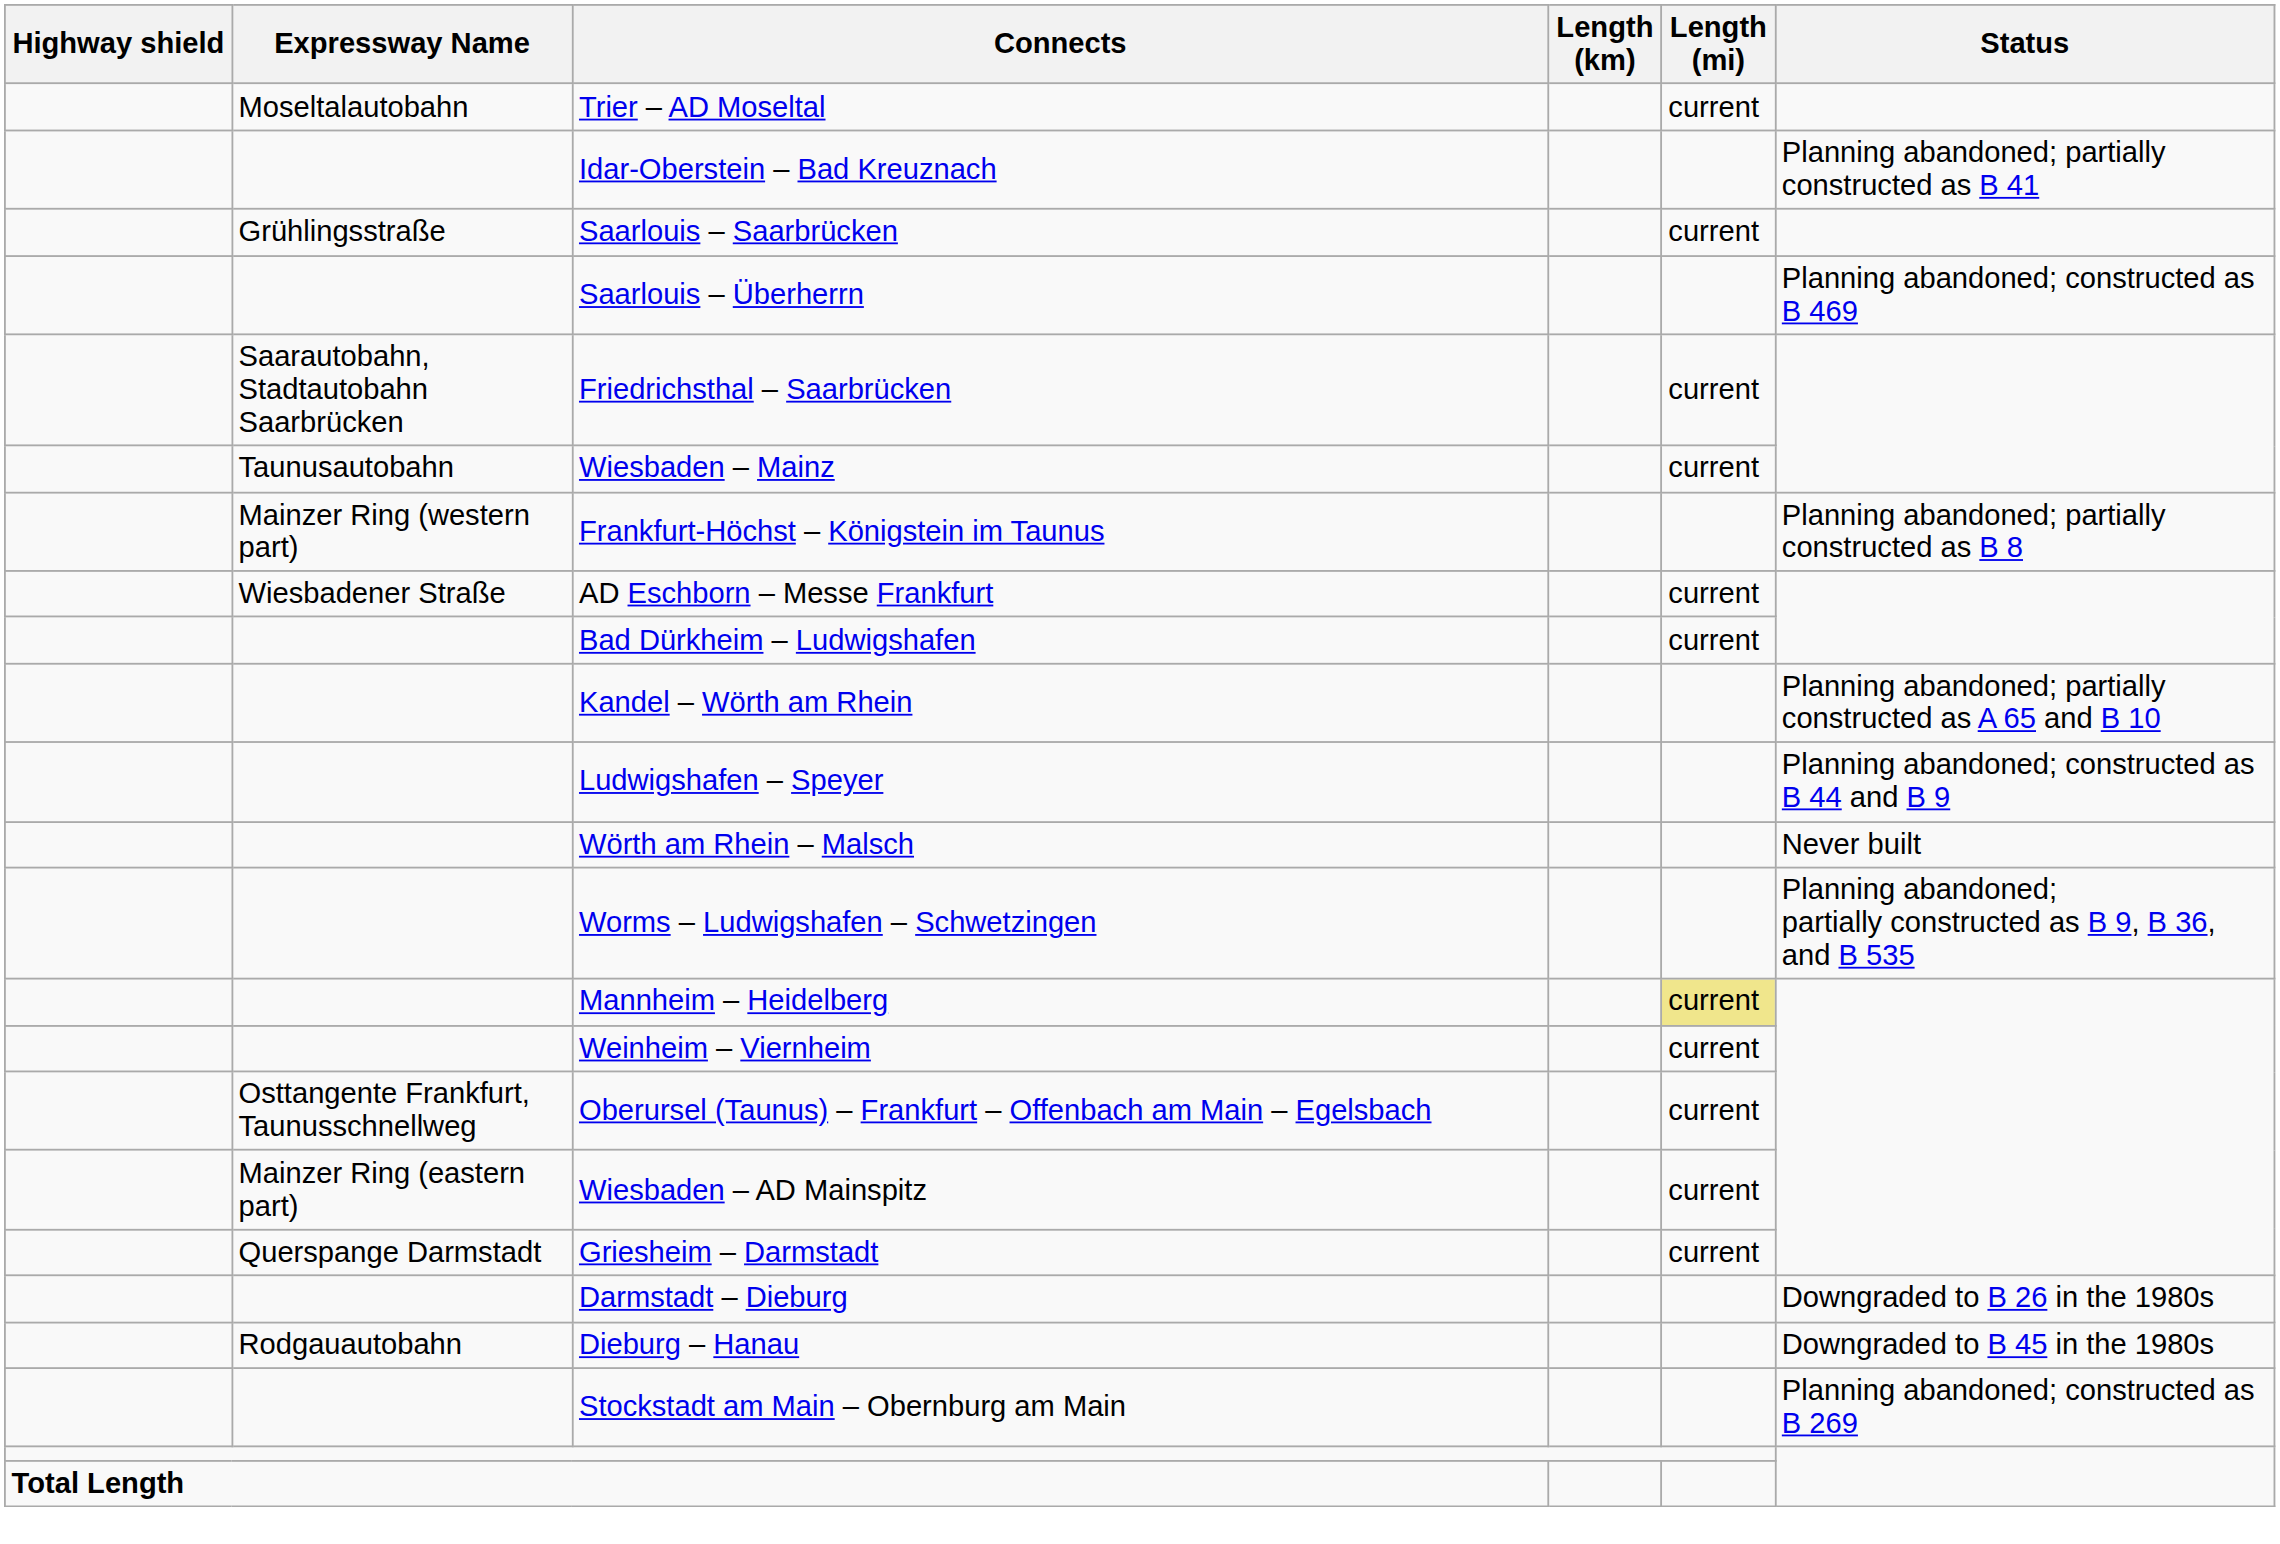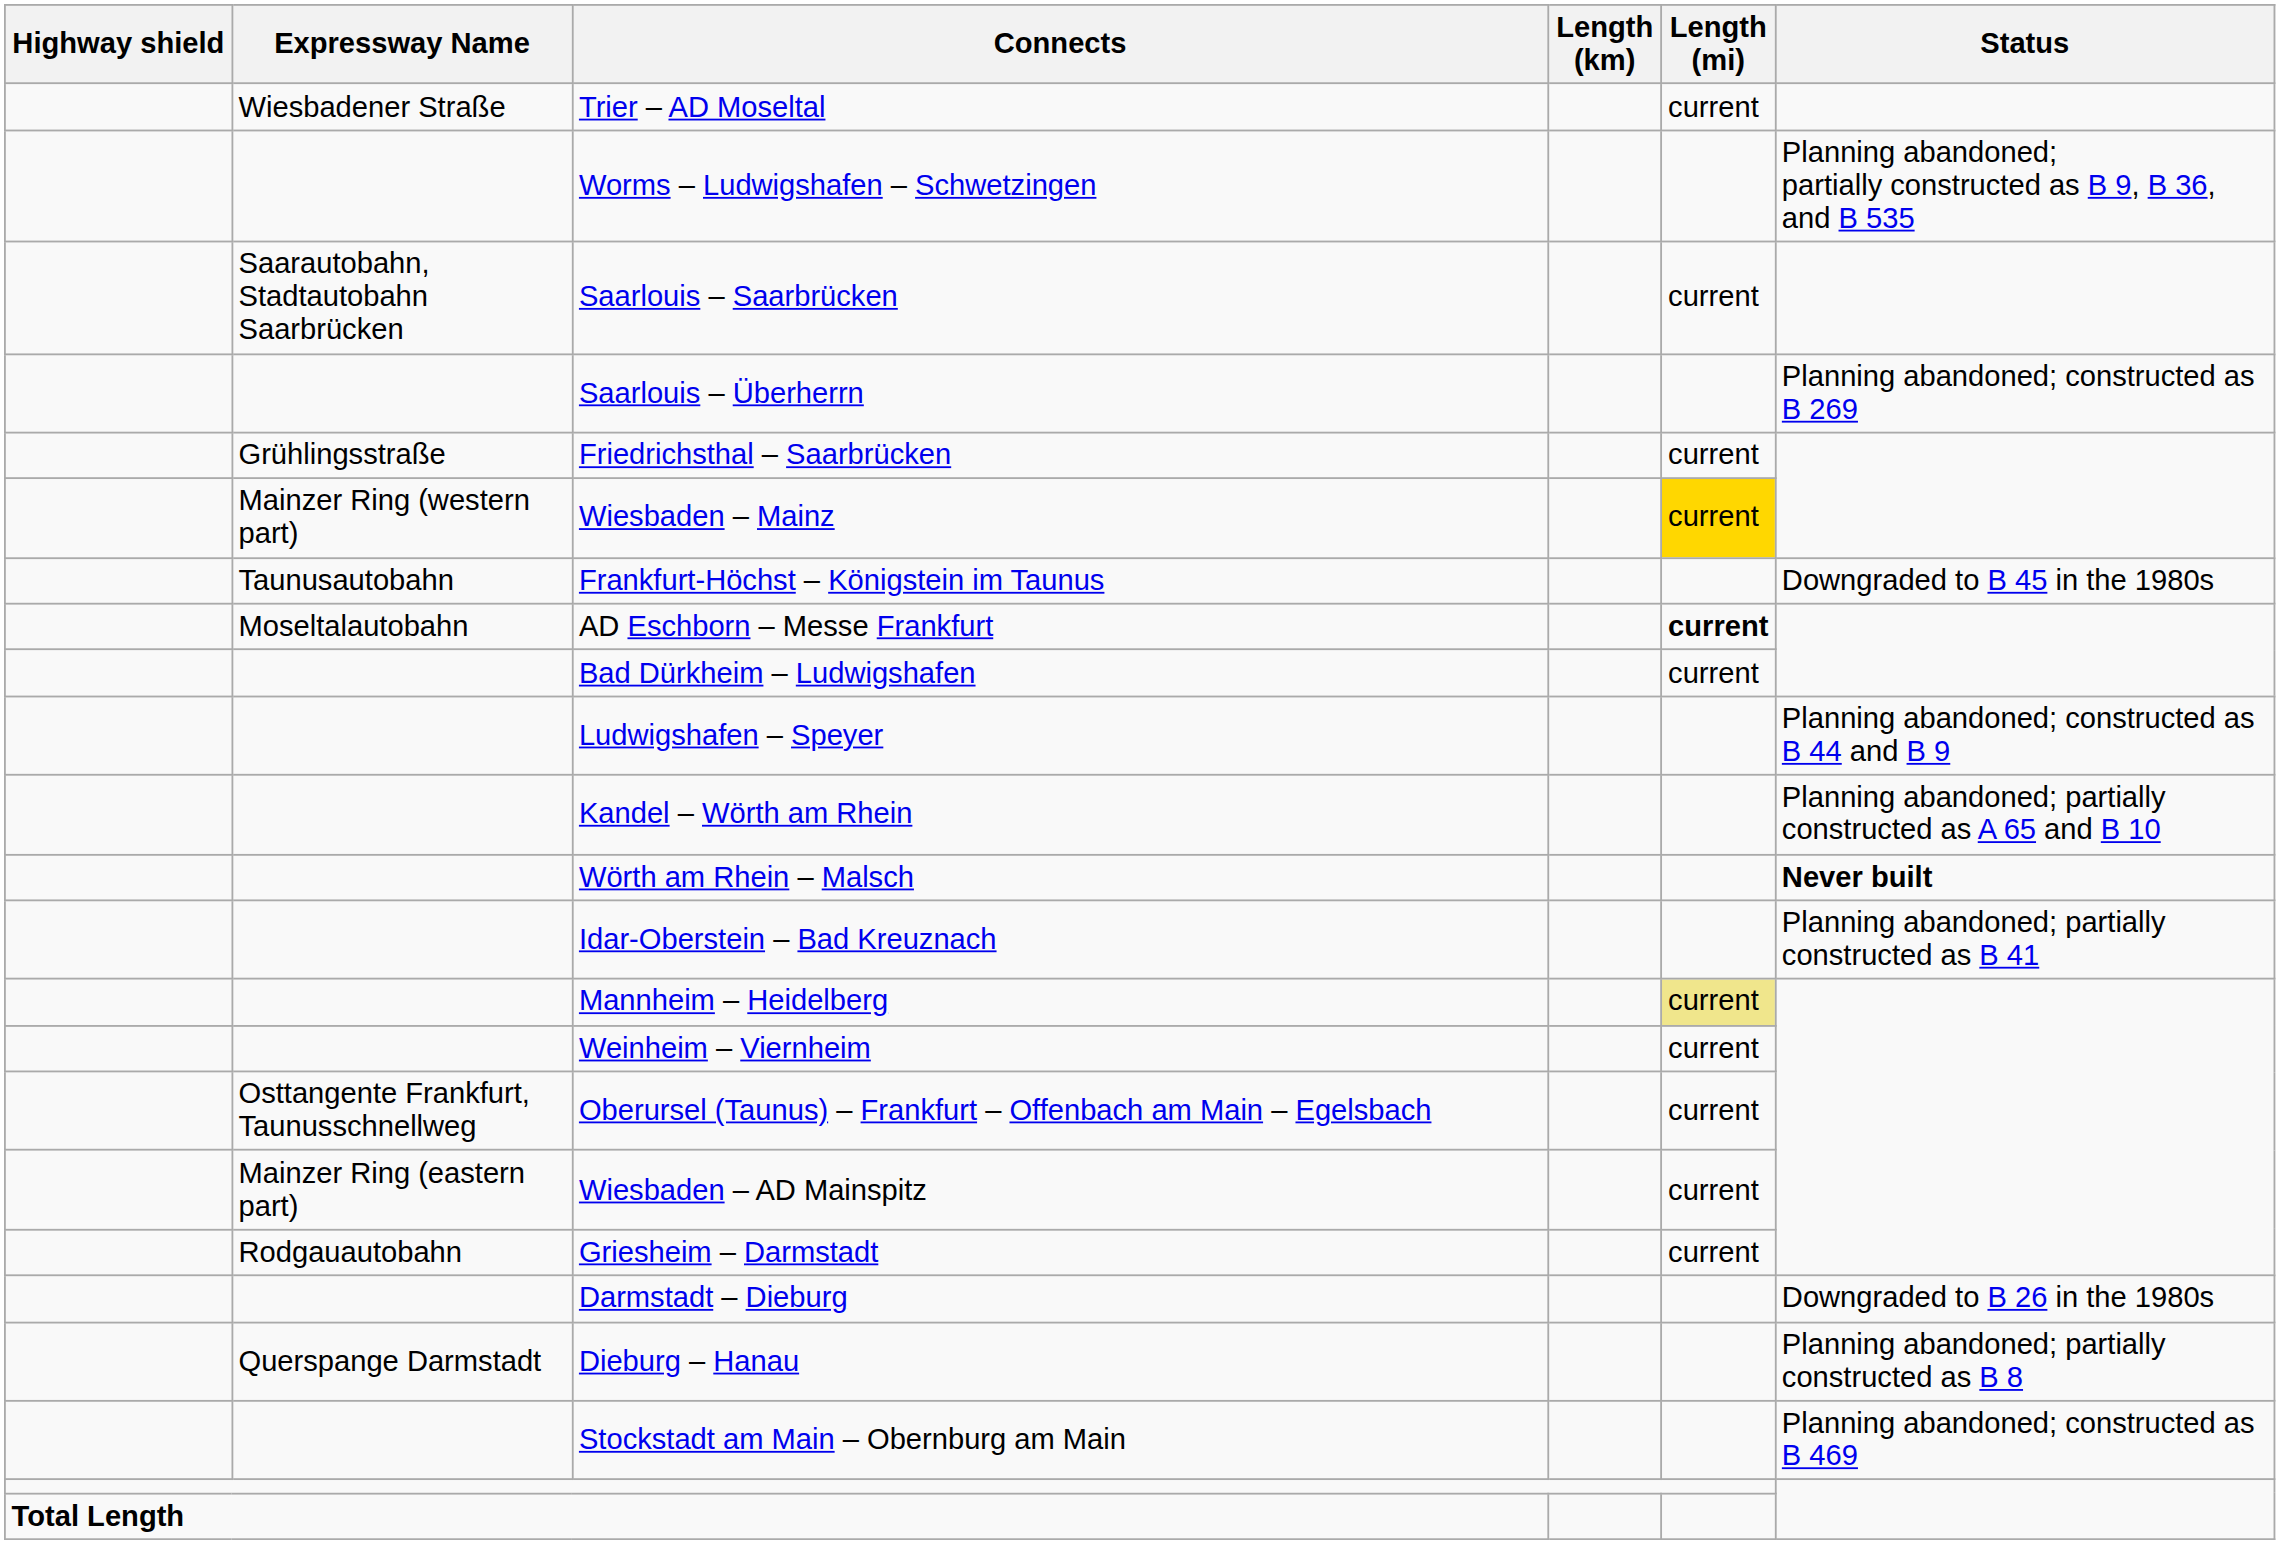(353, 106) Moseltalautobahn -> (372, 106) Wiesbadener Straße
rows swapped: (788, 169) <-> (838, 922)
(342, 231) Grühlingsstraße -> (334, 297) Saarautobahn, Stadtautobahn Saarbrücken
(2018, 294) Planning abandoned; constructed as B 469 -> (2018, 392) Planning abandoned; constructed as B 269
(334, 389) Saarautobahn, Stadtautobahn Saarbrücken -> (342, 455) Grühlingsstraße
(346, 468) Taunusautobahn -> (384, 517) Mainzer Ring (western part)
(1714, 468) no background -> (1713, 517) gold background
(384, 531) Mainzer Ring (western part) -> (346, 580) Taunusautobahn
(1974, 531) Planning abandoned; partially constructed as B 8 -> (1998, 580) Downgraded to B 45 in the 1980s
(372, 593) Wiesbadener Straße -> (353, 626) Moseltalautobahn
(1714, 593) normal -> (1718, 626) bold
rows swapped: (746, 702) <-> (731, 781)
(1851, 843) normal -> (1857, 876) bold
(390, 1251) Querspange Darmstadt -> (350, 1251) Rodgauautobahn
(350, 1344) Rodgauautobahn -> (390, 1360) Querspange Darmstadt
(1998, 1344) Downgraded to B 45 in the 1980s -> (1974, 1360) Planning abandoned; partially constructed as B 8
(2018, 1406) Planning abandoned; constructed as B 269 -> (2018, 1439) Planning abandoned; constructed as B 469
